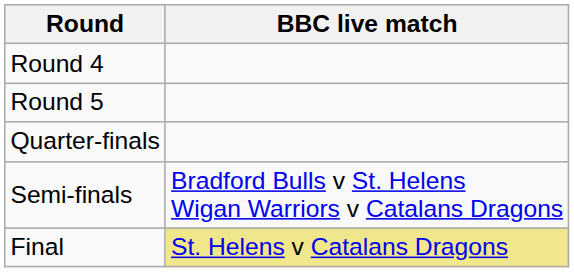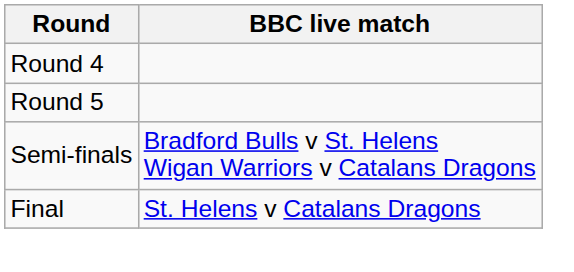- row: (85, 141)
(340, 247) khaki background -> (312, 208) no background
